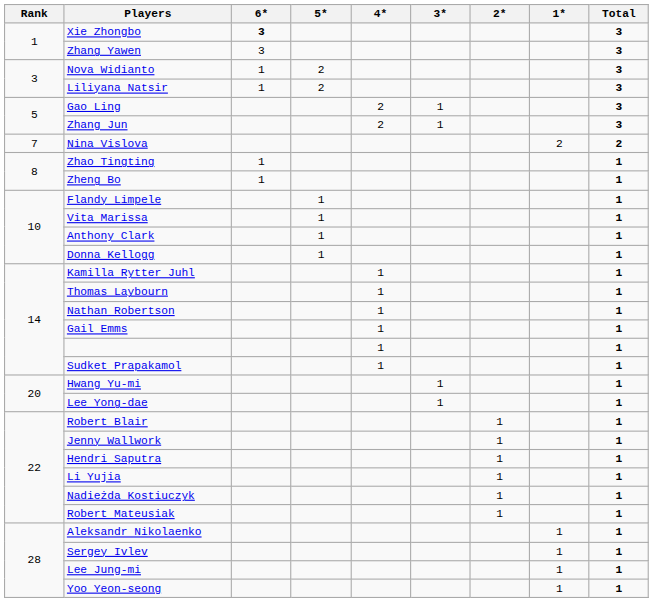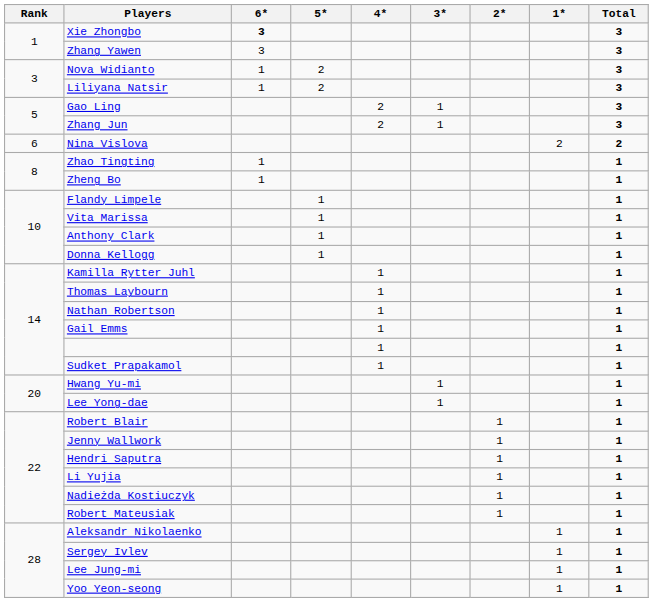(34, 144) 7 -> (34, 144) 6
